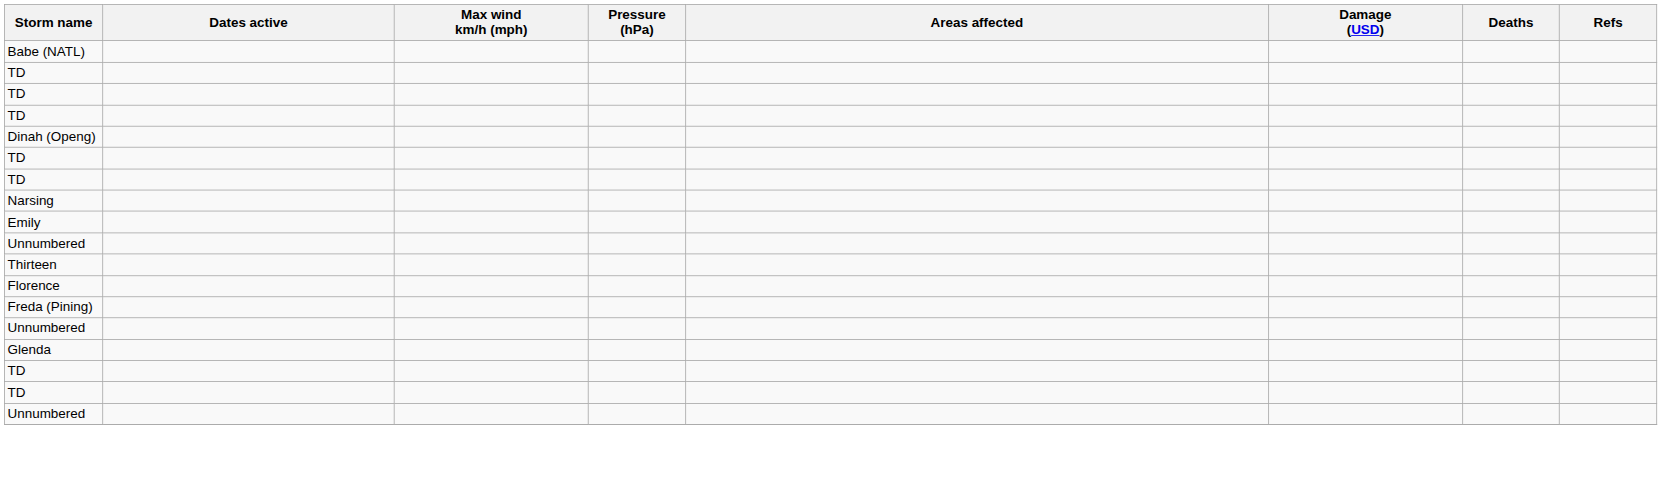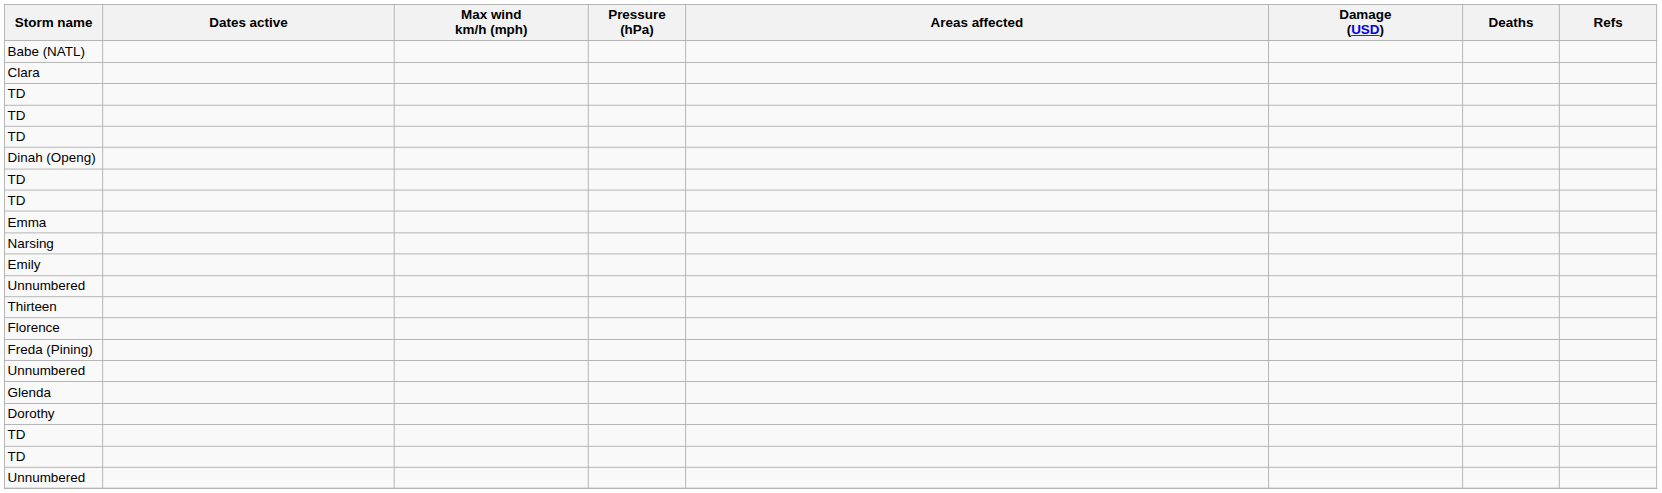+ row: (24, 72)
+ row: (27, 222)
+ row: (31, 413)
